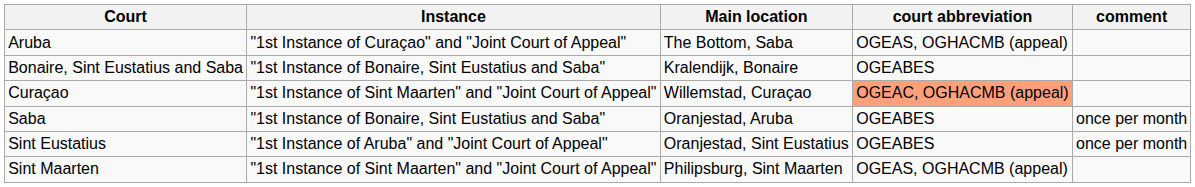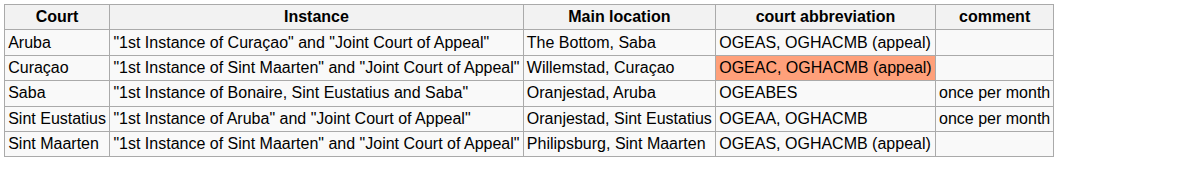- row: (126, 67)
(895, 144) OGEABES -> (793, 118) OGEAA, OGHACMB
